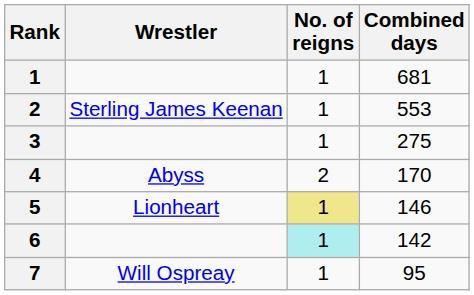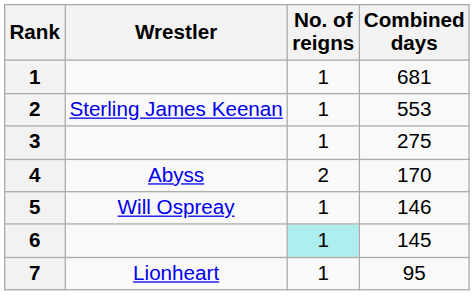(176, 207) Lionheart -> (176, 207) Will Ospreay
(323, 207) khaki background -> (323, 207) no background
(414, 240) 142 -> (414, 240) 145
(176, 273) Will Ospreay -> (176, 273) Lionheart
